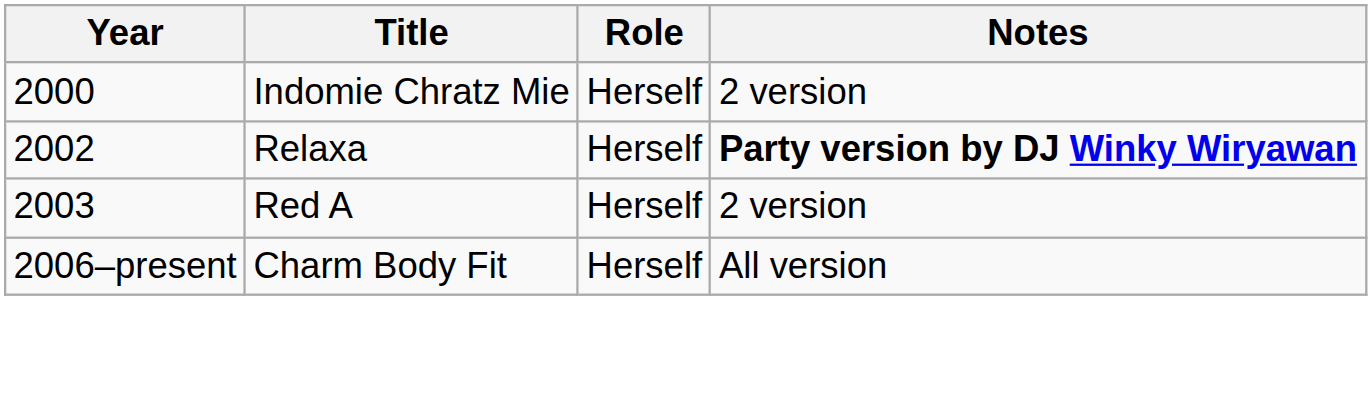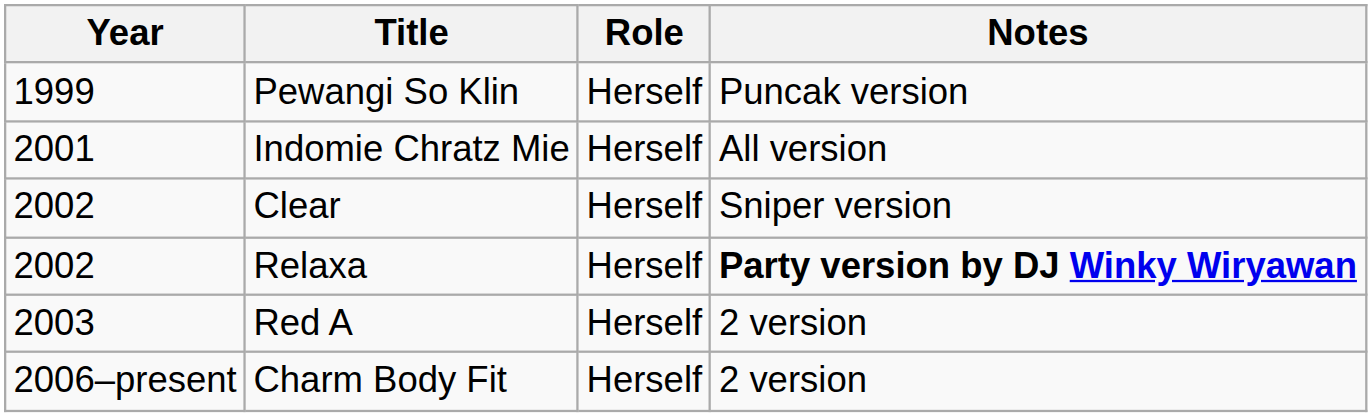+ row: (386, 91)
(54, 91) 2000 -> (54, 149) 2001
(793, 91) 2 version -> (803, 149) All version
+ row: (297, 206)
(803, 264) All version -> (793, 380) 2 version
